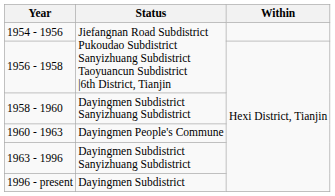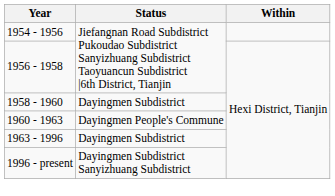(134, 108) Dayingmen Subdistrict Sanyizhuang Subdistrict -> (132, 102) Dayingmen Subdistrict
(134, 157) Dayingmen Subdistrict Sanyizhuang Subdistrict -> (132, 138) Dayingmen Subdistrict
(132, 182) Dayingmen Subdistrict -> (134, 163) Dayingmen Subdistrict Sanyizhuang Subdistrict
